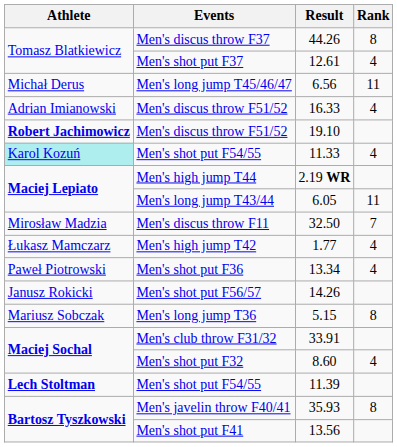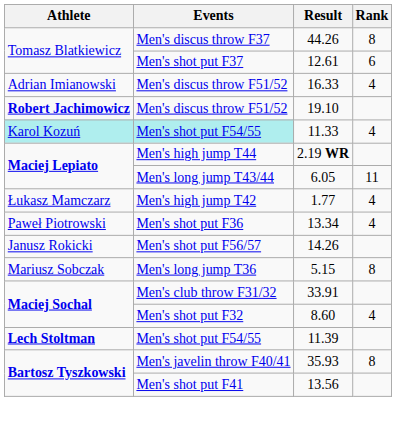(373, 62) 4 -> (372, 62) 6
- row: (324, 85)
(199, 154) no background -> (199, 131) paleturquoise background
- row: (324, 223)
